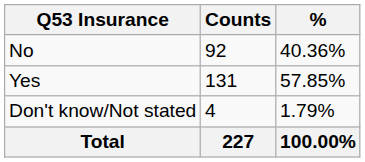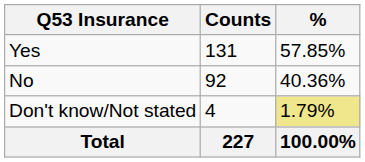rows swapped: (25, 80) <-> (21, 50)
(307, 111) no background -> (307, 111) khaki background
